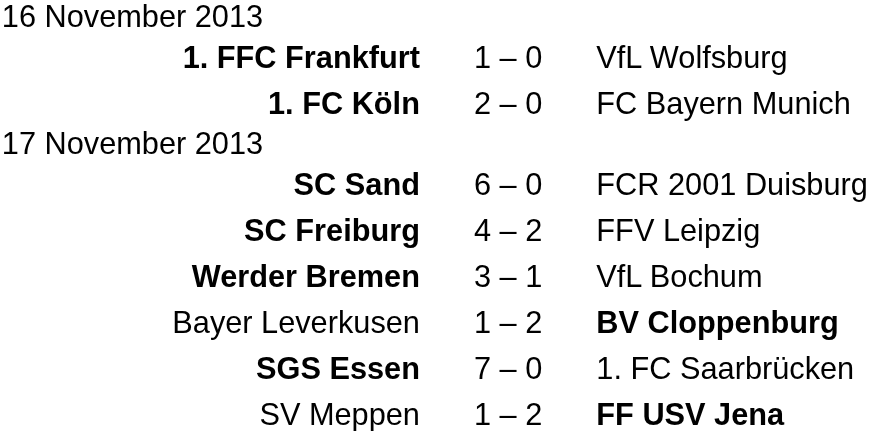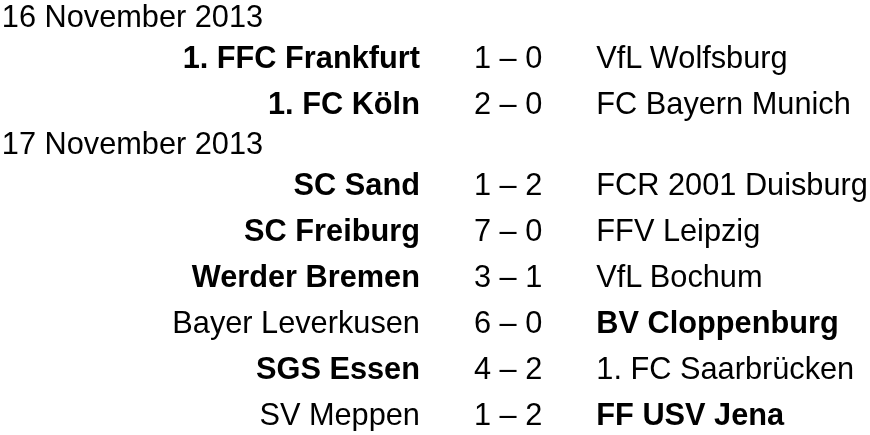(508, 184) 6 – 0 -> (508, 184) 1 – 2
(508, 230) 4 – 2 -> (508, 230) 7 – 0
(508, 322) 1 – 2 -> (508, 322) 6 – 0
(508, 368) 7 – 0 -> (508, 368) 4 – 2
